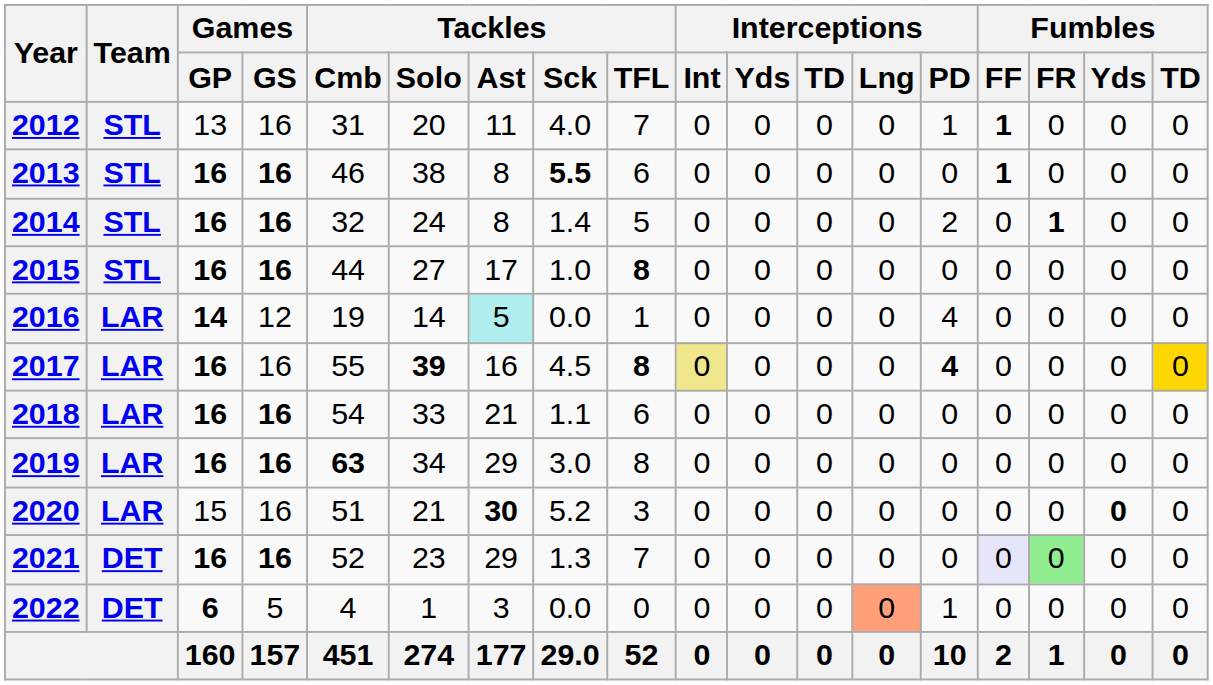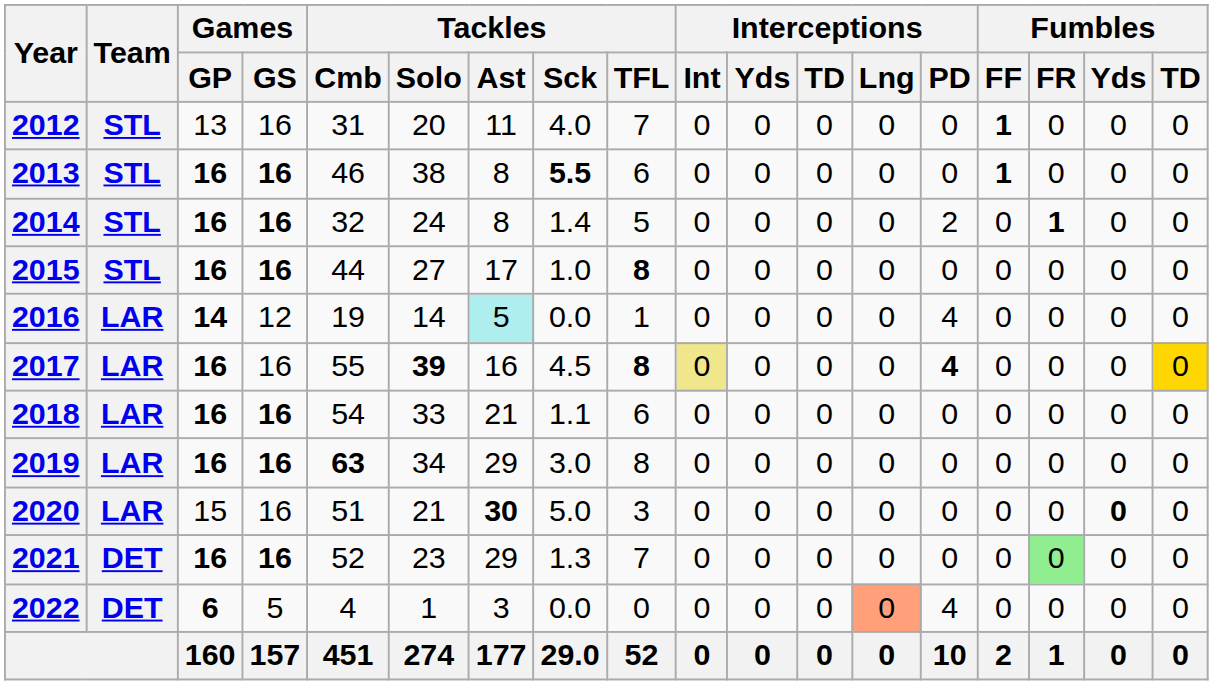(950, 125) 1 -> (950, 125) 0
(570, 510) 5.2 -> (570, 510) 5.0
(1003, 558) lavender background -> (1003, 558) no background
(950, 607) 1 -> (950, 607) 4
